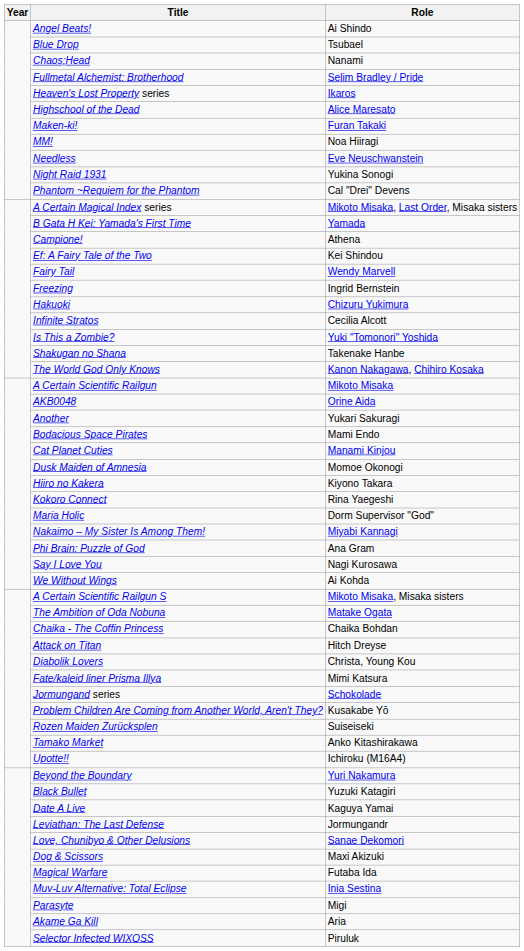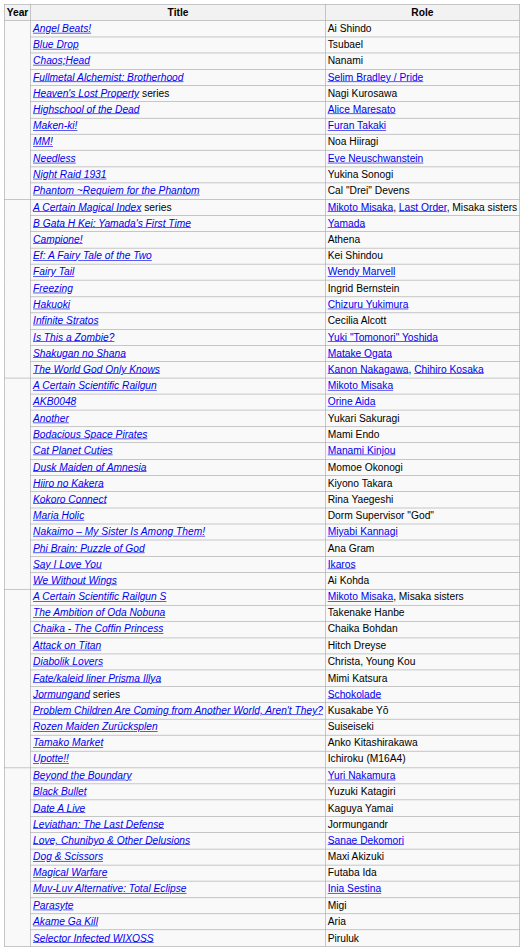(342, 93) Ikaros -> (362, 93) Nagi Kurosawa
(366, 353) Takenake Hanbe -> (360, 353) Matake Ogata
(362, 564) Nagi Kurosawa -> (342, 564) Ikaros
(360, 613) Matake Ogata -> (366, 613) Takenake Hanbe
